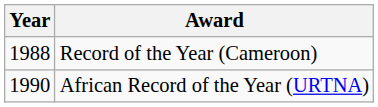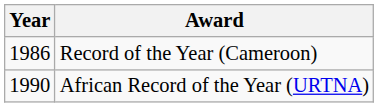(30, 53) 1988 -> (30, 53) 1986
